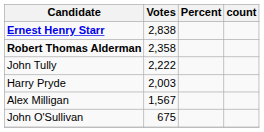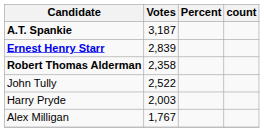+ row: (39, 30)
(162, 30) 2,838 -> (162, 48) 2,839
(162, 65) 2,222 -> (162, 83) 2,522
(162, 100) 1,567 -> (162, 118) 1,767
- row: (45, 118)
